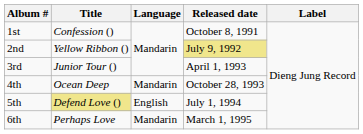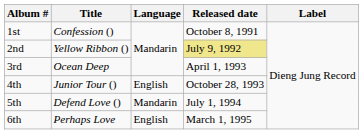(85, 66) Junior Tour () -> (81, 66) Ocean Deep
(81, 84) Ocean Deep -> (85, 84) Junior Tour ()
(155, 84) Mandarin -> (151, 84) English
(87, 102) khaki background -> (87, 102) no background
(151, 102) English -> (155, 102) Mandarin
(155, 119) Mandarin -> (151, 119) English
